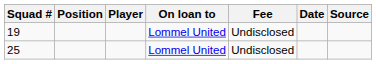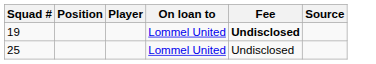- column: (312, 14)
(263, 32) normal -> (266, 32) bold
